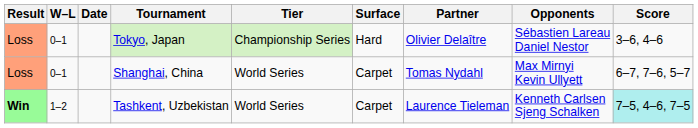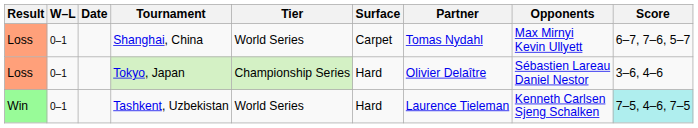rows swapped: (158, 73) <-> (149, 40)
(18, 106) bold -> (18, 106) normal
(58, 106) 1–2 -> (58, 106) 0–1
(374, 106) Carpet -> (369, 106) Hard
